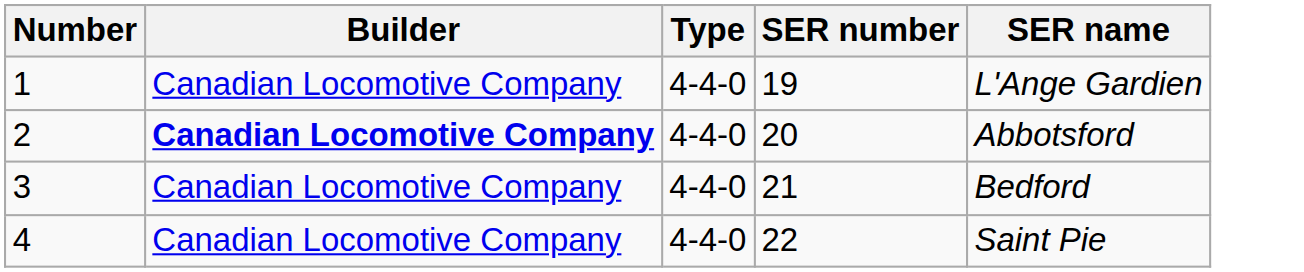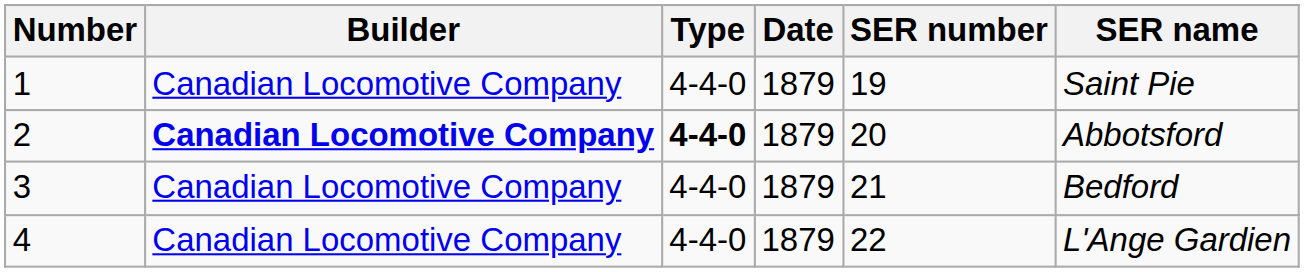+ column: (798, 30)
(1088, 82) L'Ange Gardien -> (1129, 82) Saint Pie
(708, 135) normal -> (708, 135) bold
(1040, 239) Saint Pie -> (1177, 239) L'Ange Gardien
